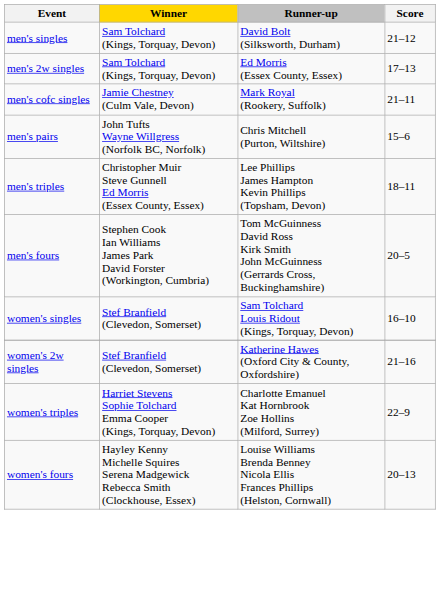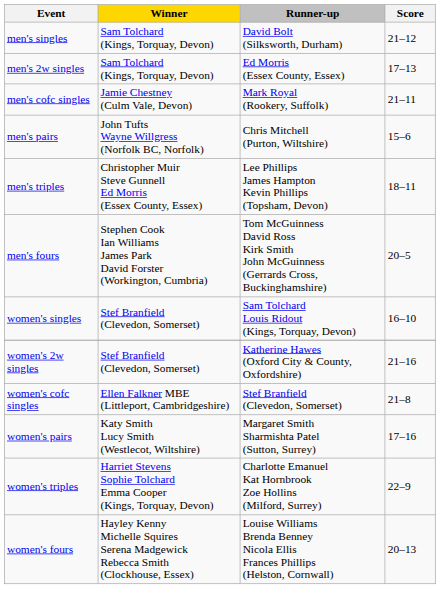+ row: (38, 399)
+ row: (39, 436)
